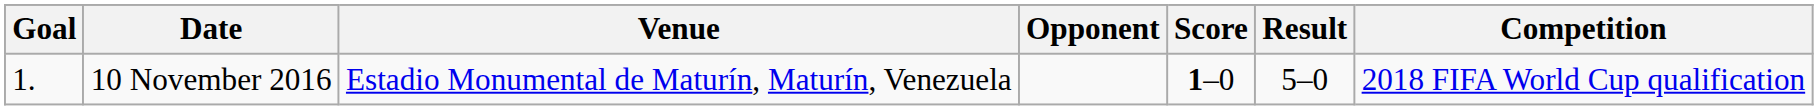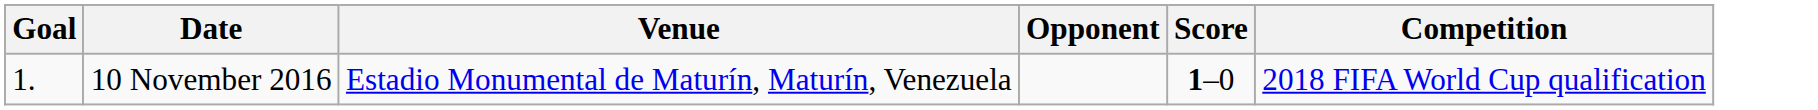- column: (1305, 29)
